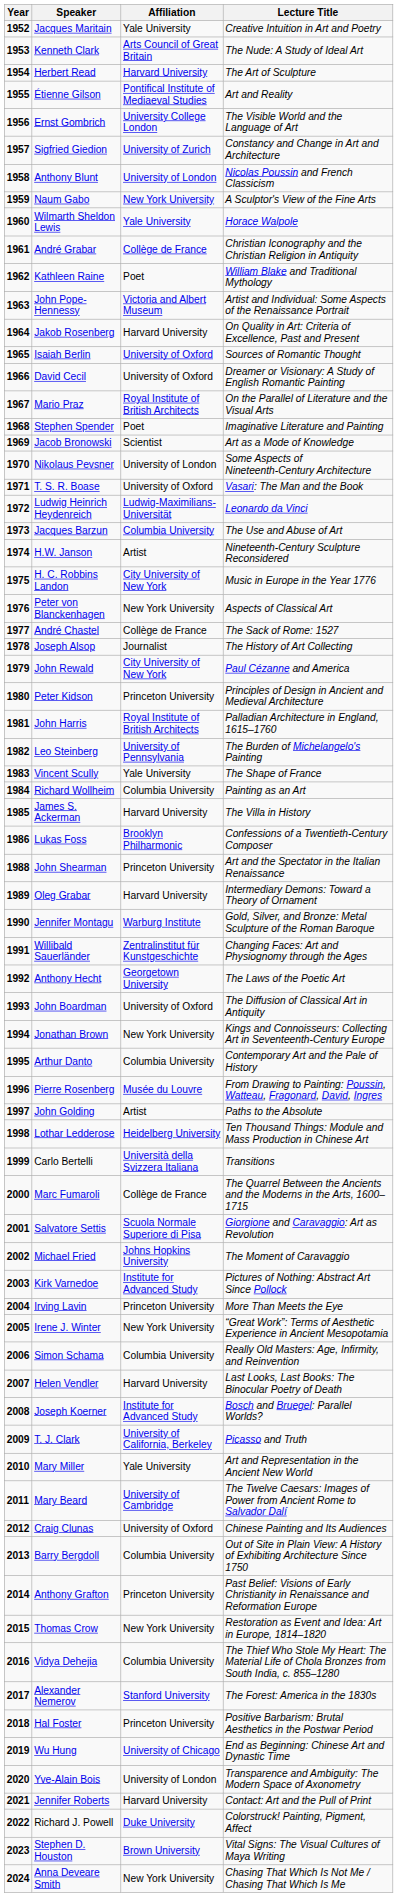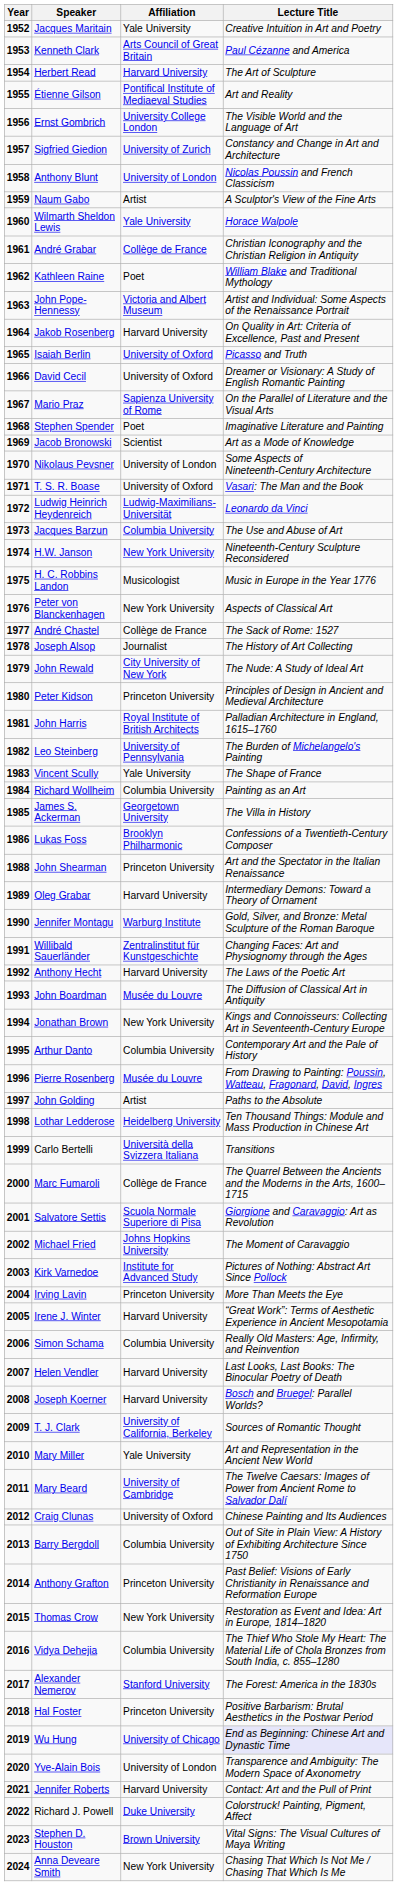(294, 50) The Nude: A Study of Ideal Art -> (287, 50) Paul Cézanne and America
(169, 200) New York University -> (135, 200) Artist
(293, 355) Sources of Romantic Thought -> (266, 355) Picasso and Truth
(161, 404) Royal Institute of British Architects -> (168, 404) Sapienza University of Rome
(135, 553) Artist -> (169, 553) New York University
(161, 580) City University of New York -> (151, 580) Musicologist
(287, 668) Paul Cézanne and America -> (294, 668) The Nude: A Study of Ideal Art
(165, 812) Harvard University -> (151, 812) Georgetown University
(151, 979) Georgetown University -> (165, 973) Harvard University
(168, 1006) University of Oxford -> (163, 995) Musée du Louvre
(169, 1328) New York University -> (165, 1316) Harvard University
(160, 1411) Institute for Advanced Study -> (165, 1400) Harvard University
(266, 1439) Picasso and Truth -> (293, 1427) Sources of Romantic Thought
(305, 1751) no background -> (305, 1740) lavender background
